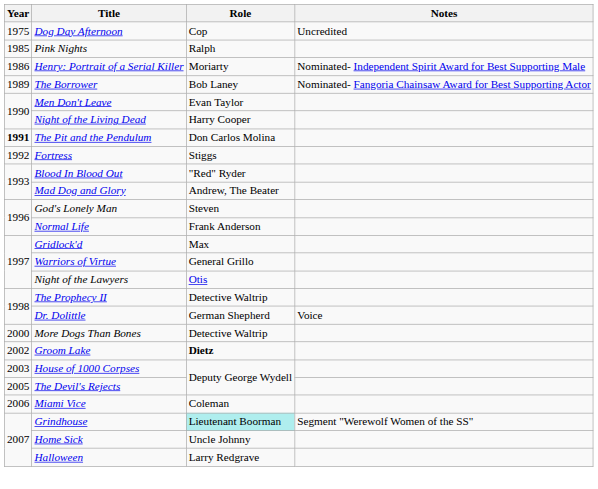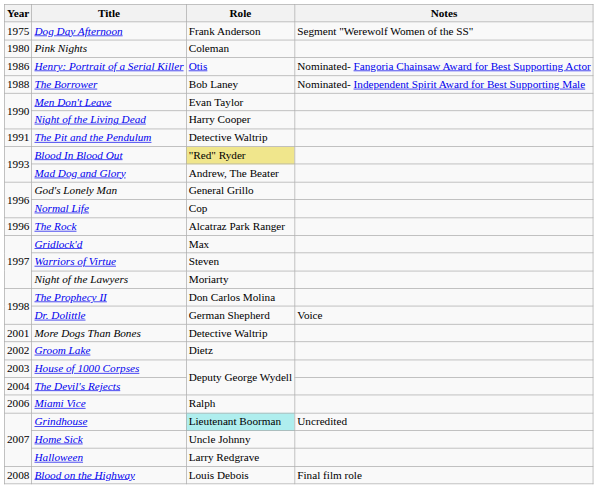(198, 31) Cop -> (225, 31) Frank Anderson
(322, 31) Uncredited -> (385, 31) Segment "Werewolf Women of the SS"
(18, 48) 1985 -> (18, 48) 1980
(202, 48) Ralph -> (209, 48) Coleman
(209, 66) Moriarty -> (198, 66) Otis
(441, 66) Nominated- Independent Spirit Award for Best Supporting Male -> (444, 66) Nominated- Fangoria Chainsaw Award for Best Supporting Actor
(18, 84) 1989 -> (18, 84) 1988
(444, 84) Nominated- Fangoria Chainsaw Award for Best Supporting Actor -> (441, 84) Nominated- Independent Spirit Award for Best Supporting Male
(18, 137) bold -> (18, 137) normal
(232, 137) Don Carlos Molina -> (228, 137) Detective Waltrip
- row: (53, 155)
(217, 173) no background -> (217, 155) khaki background
(204, 208) Steven -> (221, 191) General Grillo
(225, 226) Frank Anderson -> (198, 208) Cop
+ row: (55, 226)
(221, 262) General Grillo -> (204, 262) Steven
(198, 279) Otis -> (209, 279) Moriarty
(228, 297) Detective Waltrip -> (232, 297) Don Carlos Molina
(18, 333) 2000 -> (18, 333) 2001
(201, 350) bold -> (201, 350) normal
(18, 386) 2005 -> (18, 386) 2004
(209, 404) Coleman -> (202, 404) Ralph
(385, 421) Segment "Werewolf Women of the SS" -> (322, 421) Uncredited
+ row: (85, 475)
